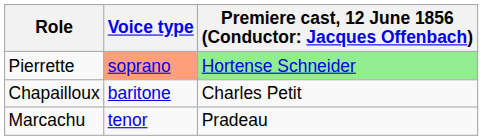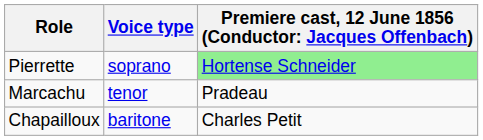(139, 65) lightsalmon background -> (139, 65) no background
rows swapped: (54, 93) <-> (47, 120)
